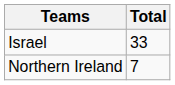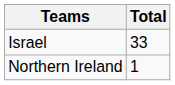(134, 67) 7 -> (134, 67) 1
